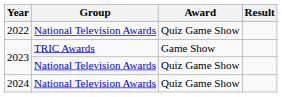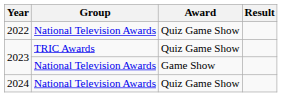(188, 48) Game Show -> (200, 48) Quiz Game Show
(200, 65) Quiz Game Show -> (188, 65) Game Show
